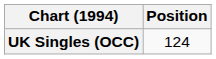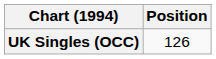(177, 41) 124 -> (177, 41) 126
